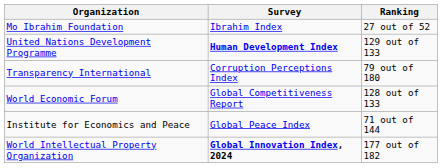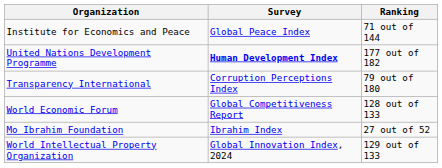rows swapped: (98, 124) <-> (65, 27)
(391, 47) 129 out of 133 -> (391, 58) 177 out of 182
(277, 150) bold -> (277, 150) normal
(391, 150) 177 out of 182 -> (391, 150) 129 out of 133
